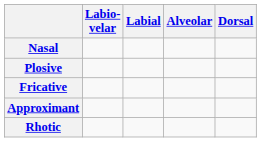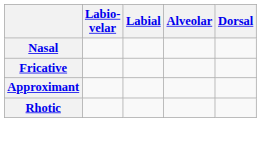- row: (43, 68)
